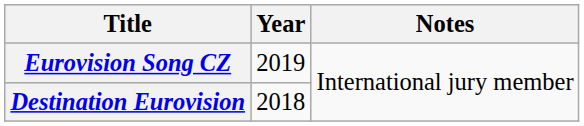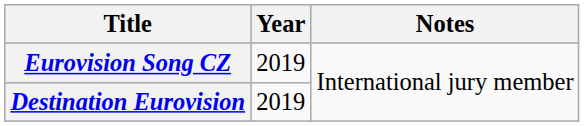(281, 101) 2018 -> (281, 101) 2019
